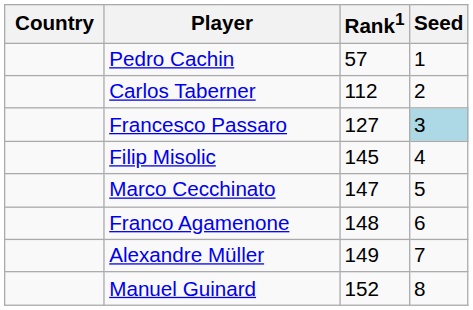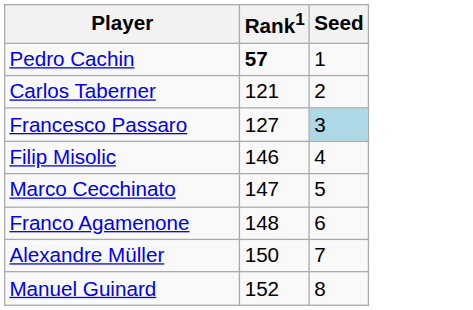- column: (55, 23)
(356, 59) normal -> (256, 59) bold
(361, 91) 112 -> (262, 91) 121
(362, 157) 145 -> (262, 157) 146
(362, 255) 149 -> (262, 255) 150
